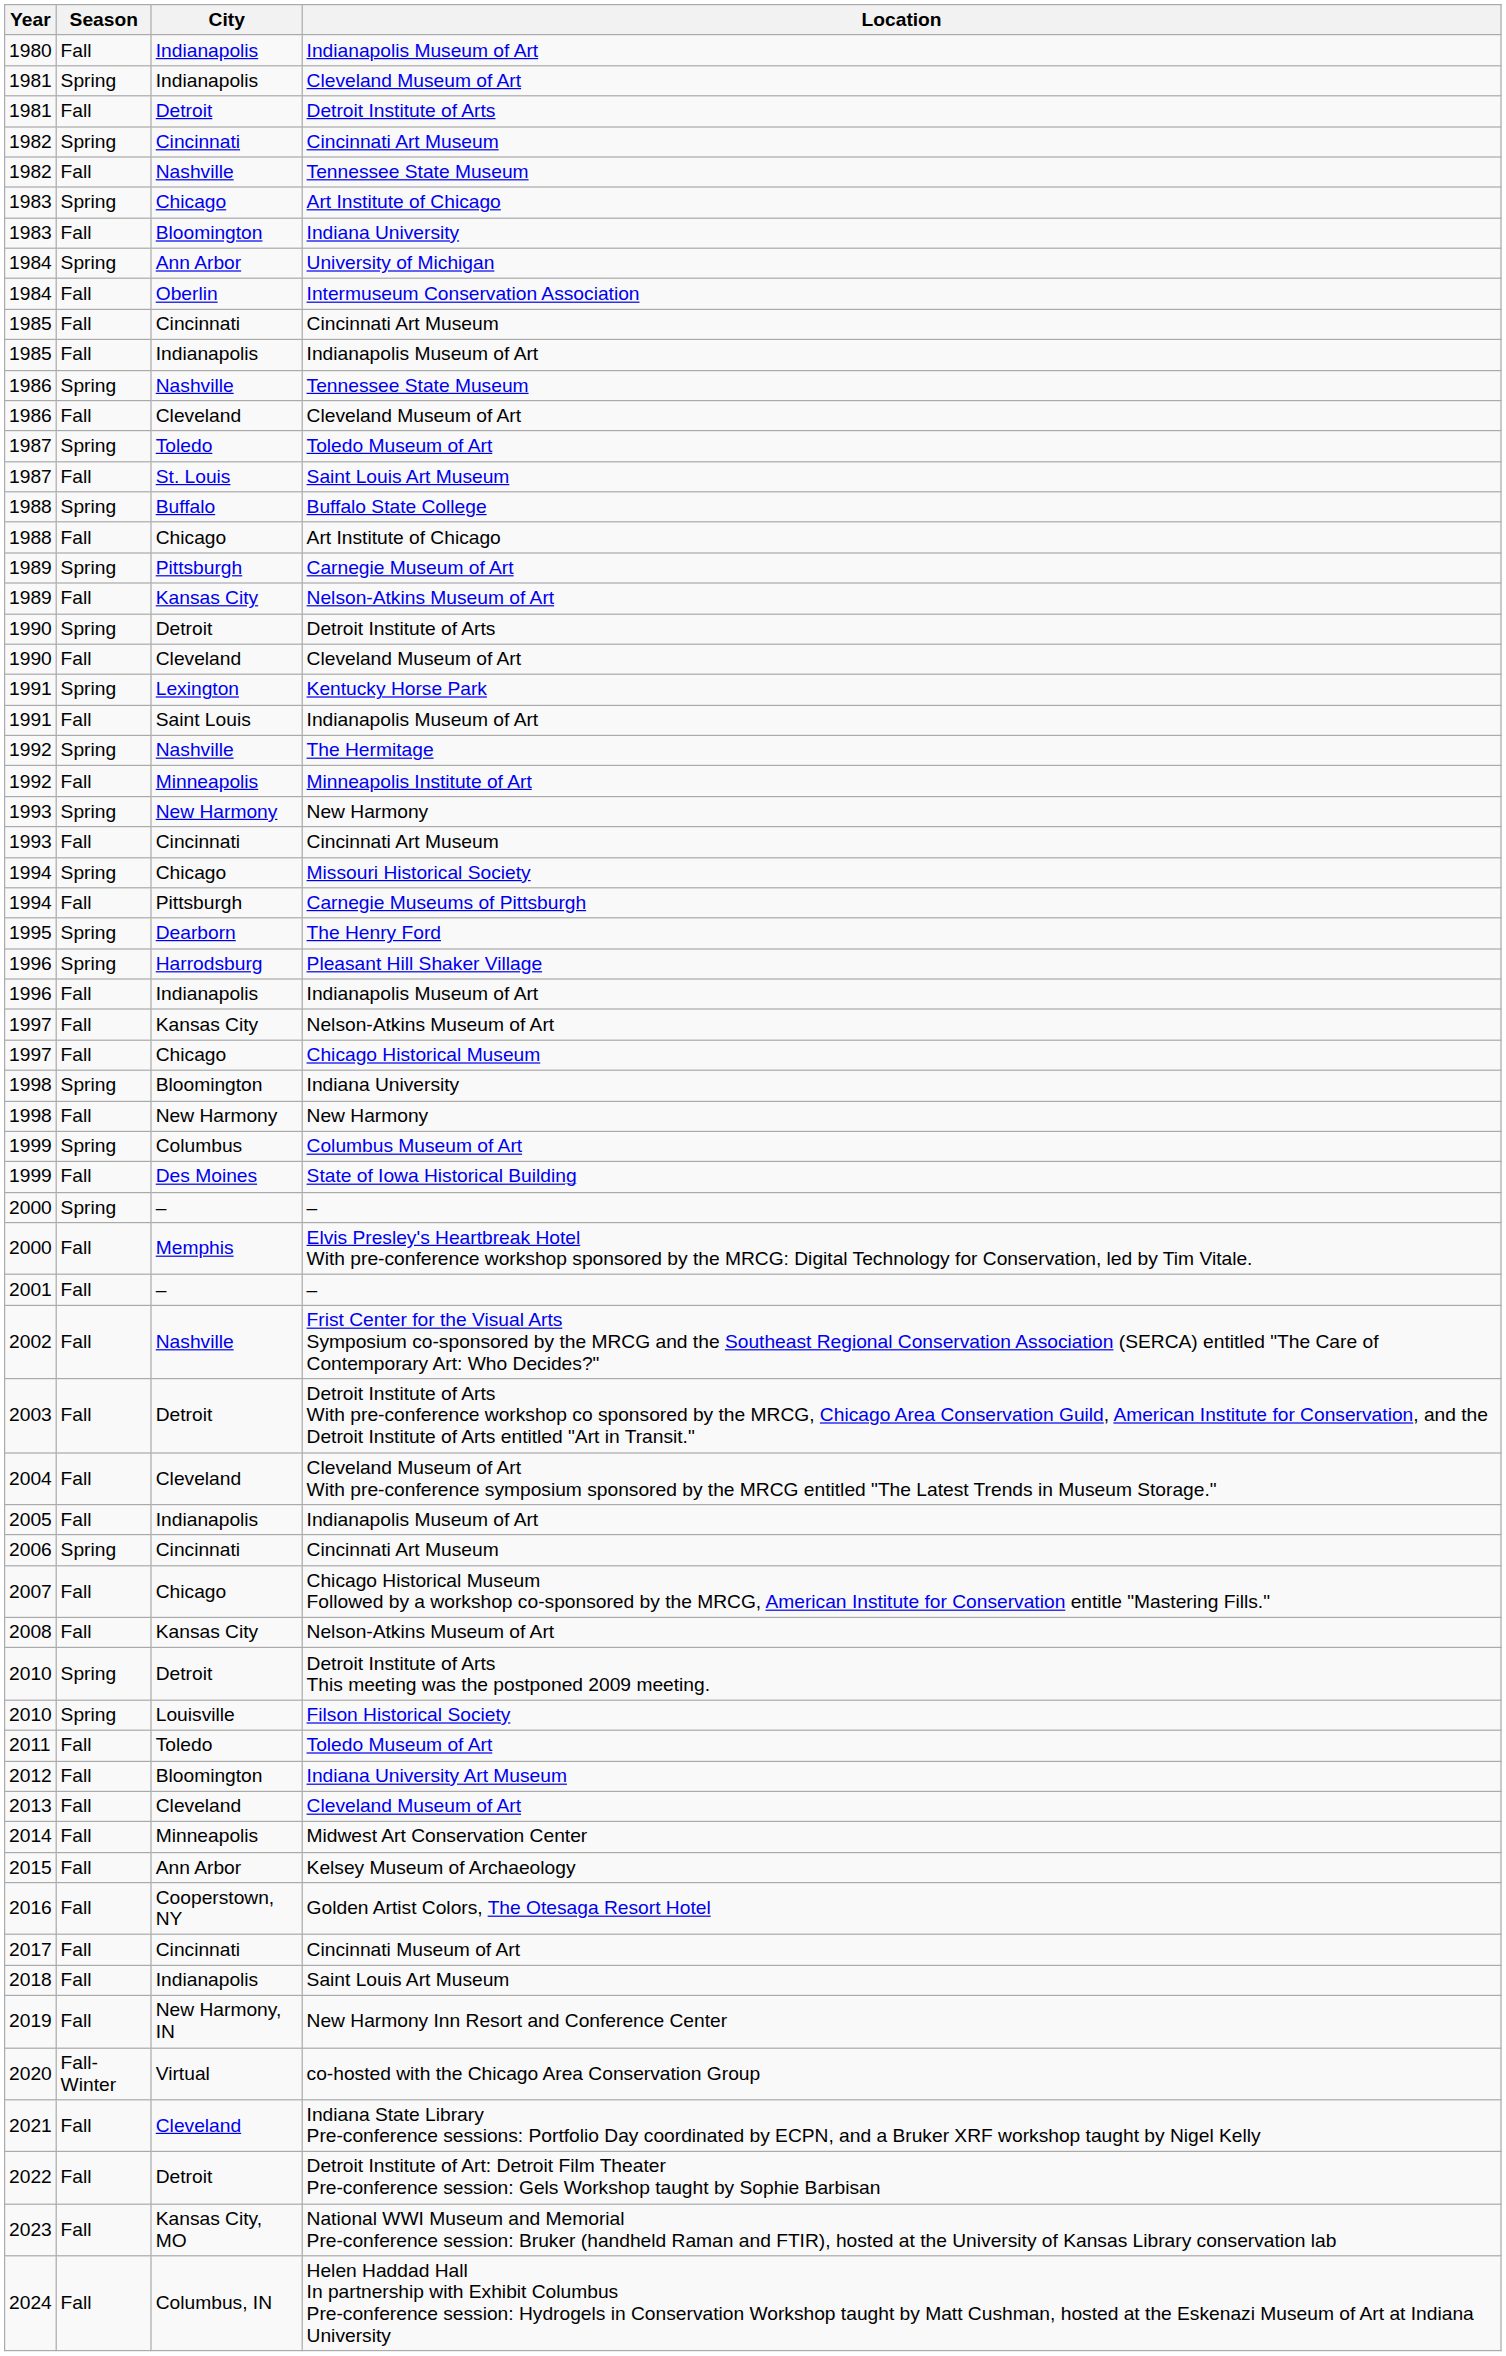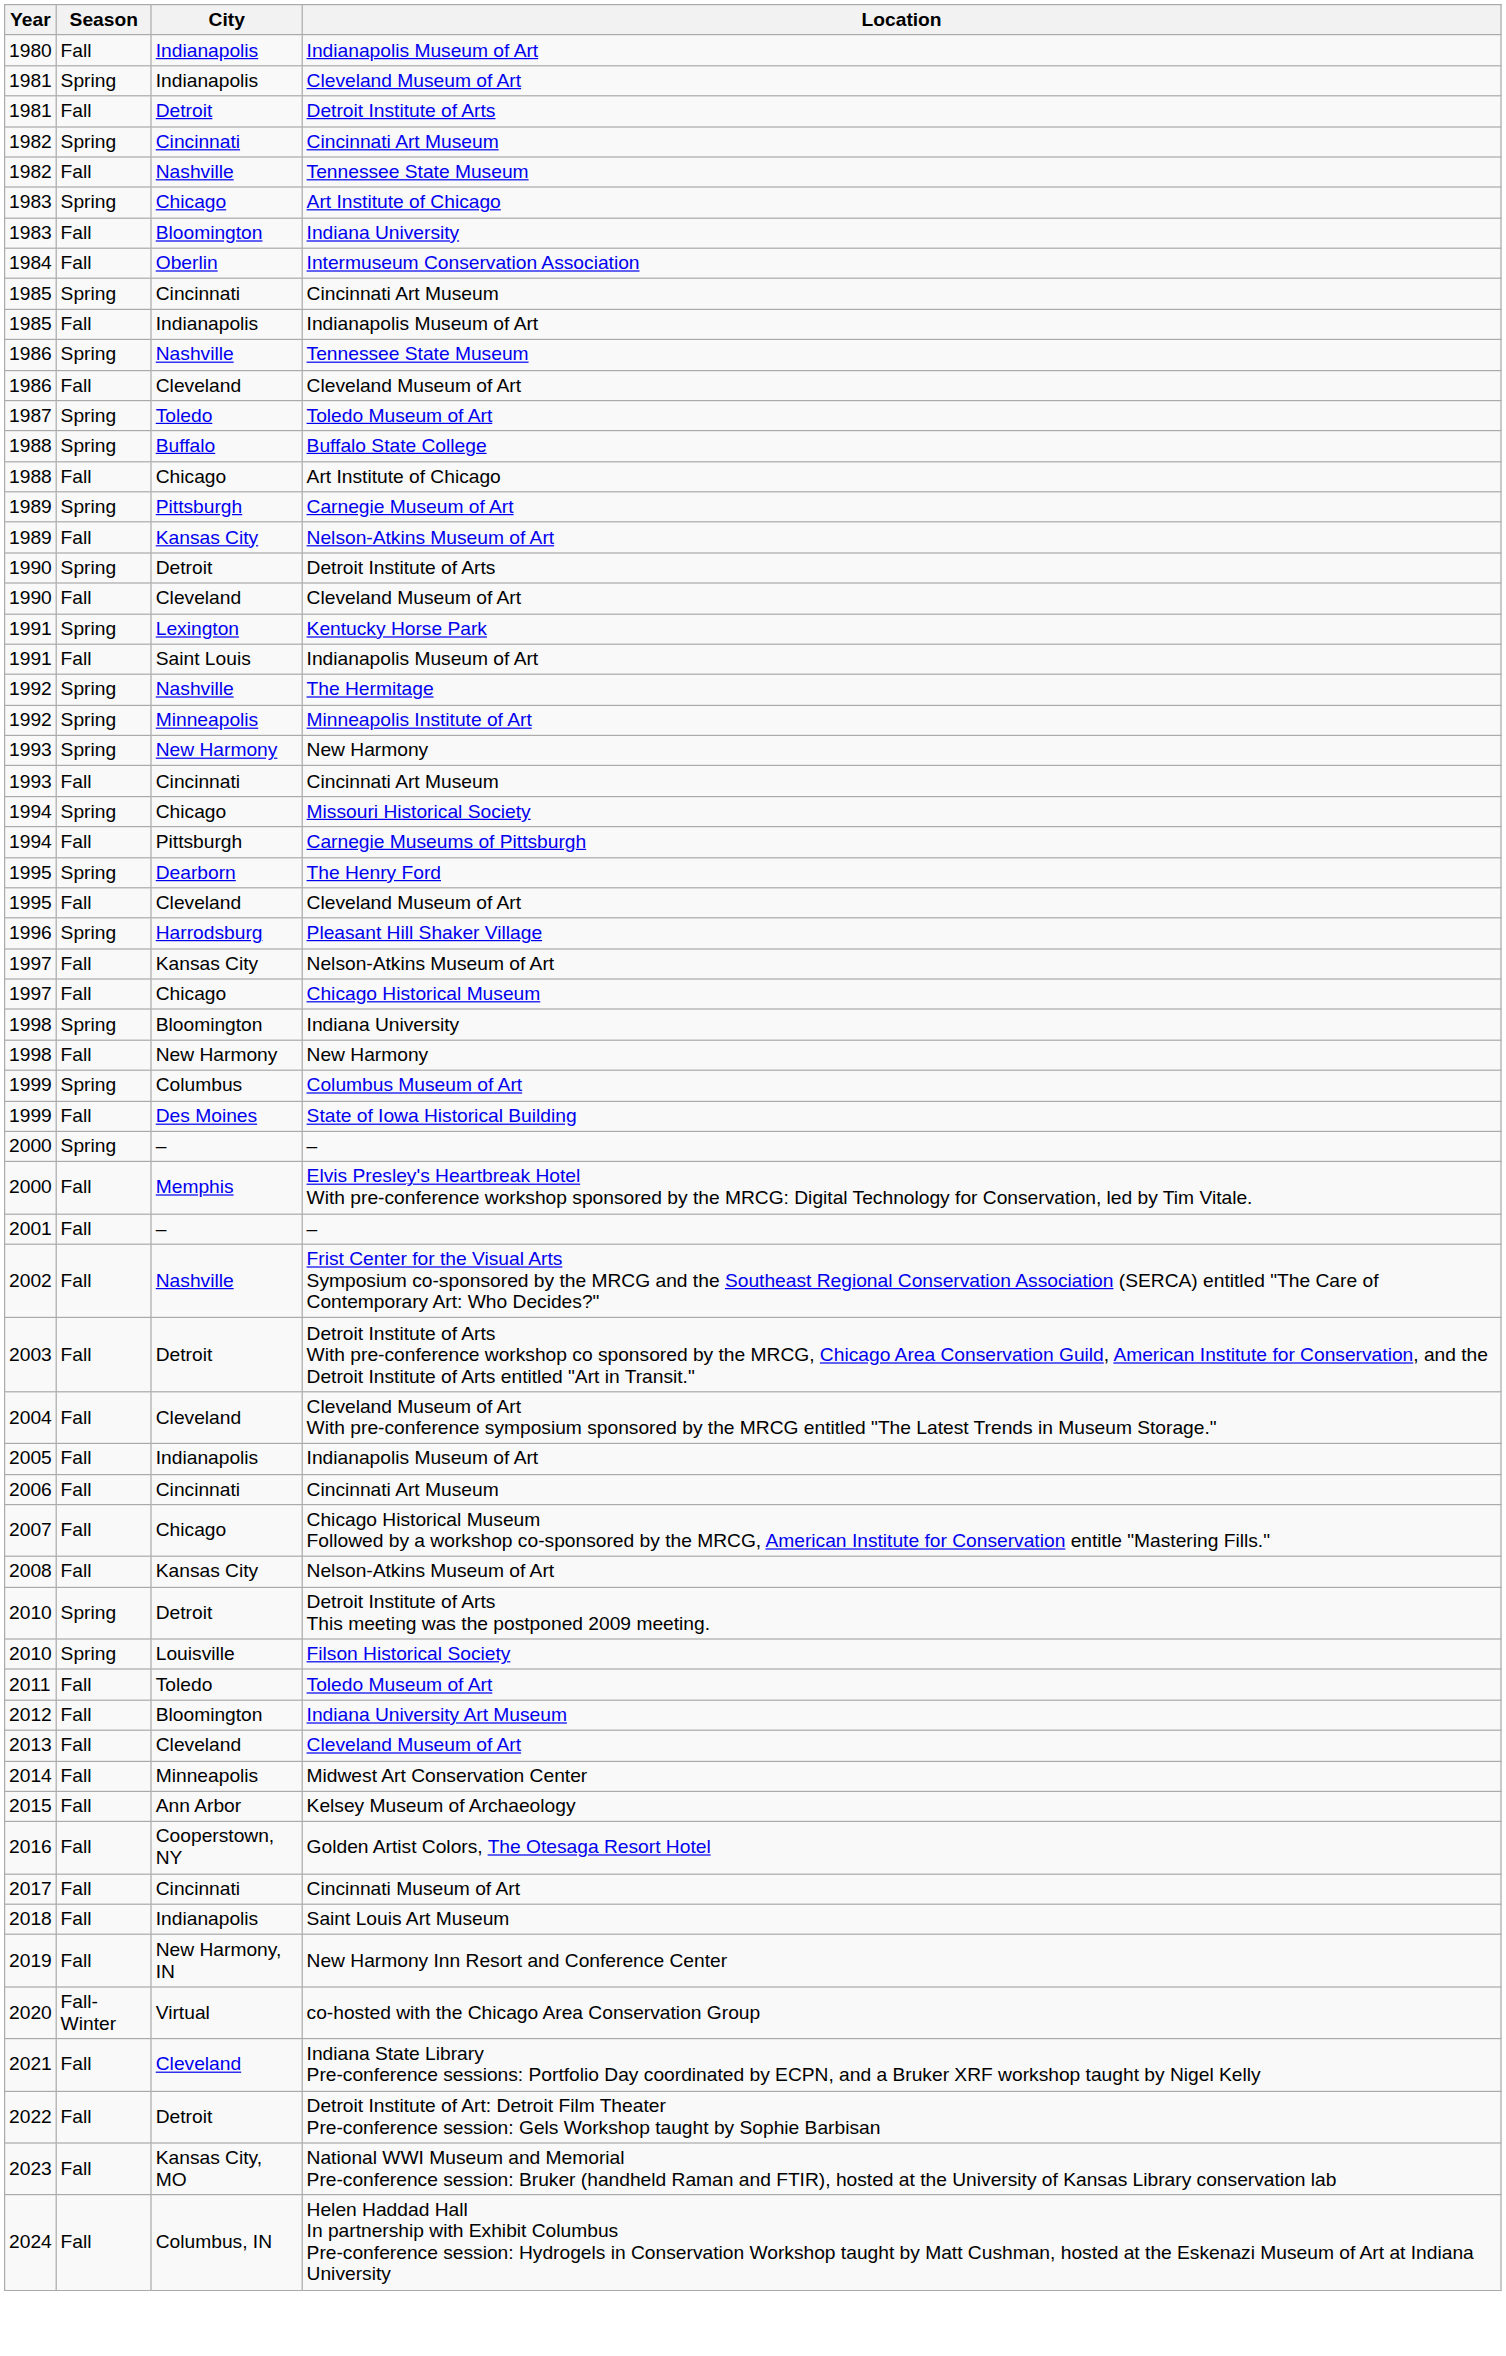- row: (30, 263)
(76, 324) Fall -> (88, 293) Spring
- row: (30, 476)
(76, 780) Fall -> (88, 720) Spring
+ row: (30, 902)
- row: (30, 994)
(88, 1550) Spring -> (76, 1489) Fall
